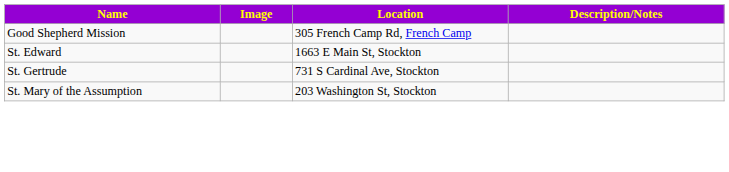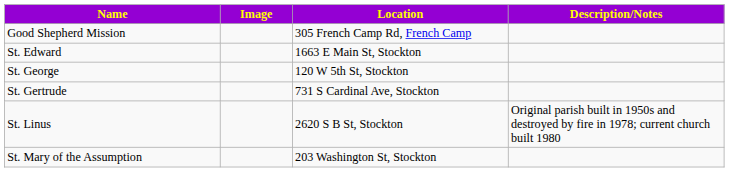+ row: (33, 71)
+ row: (29, 124)
